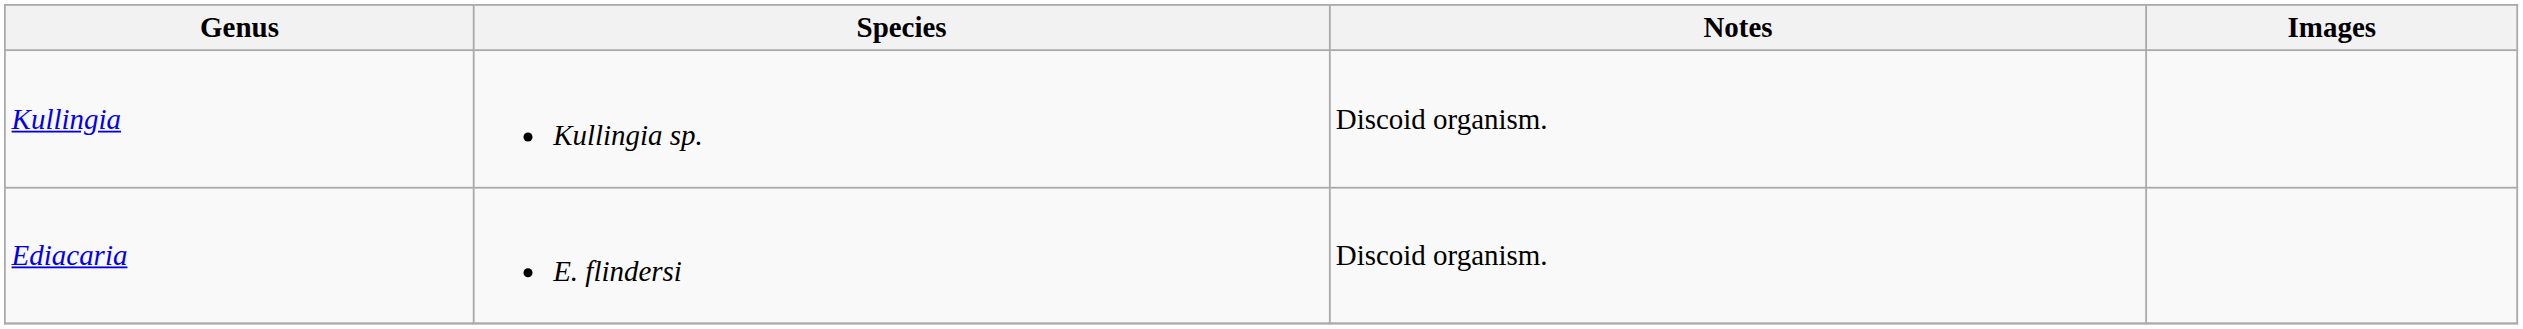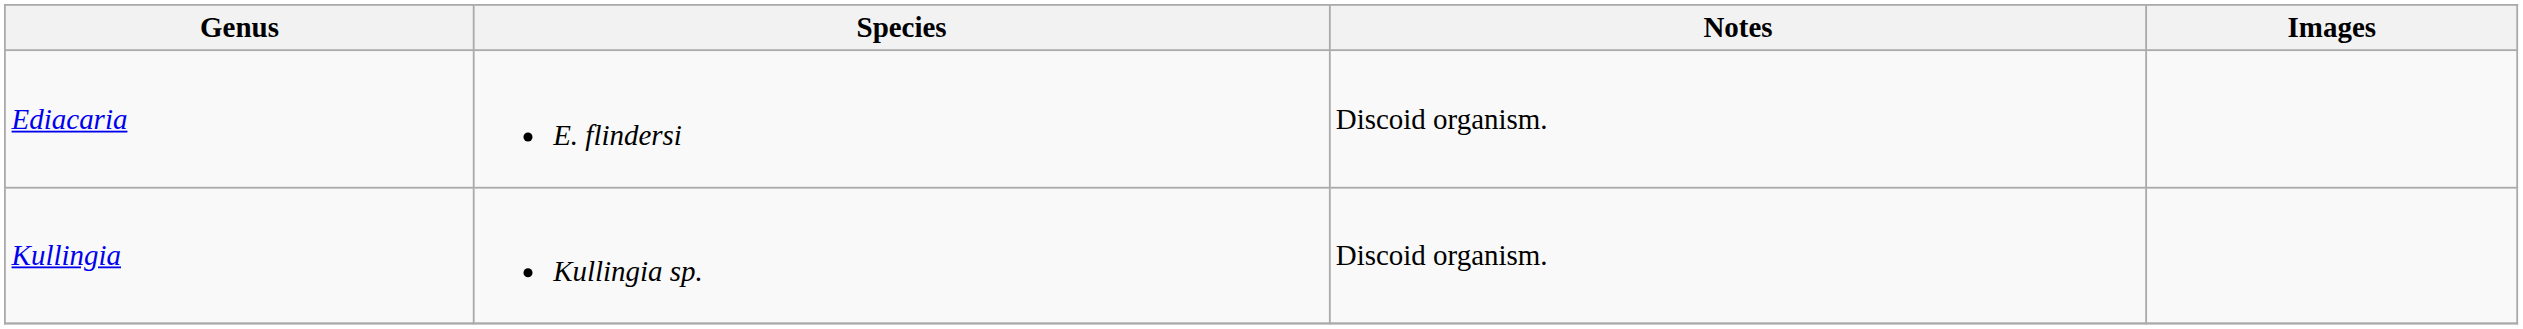rows swapped: (69, 255) <-> (66, 118)
